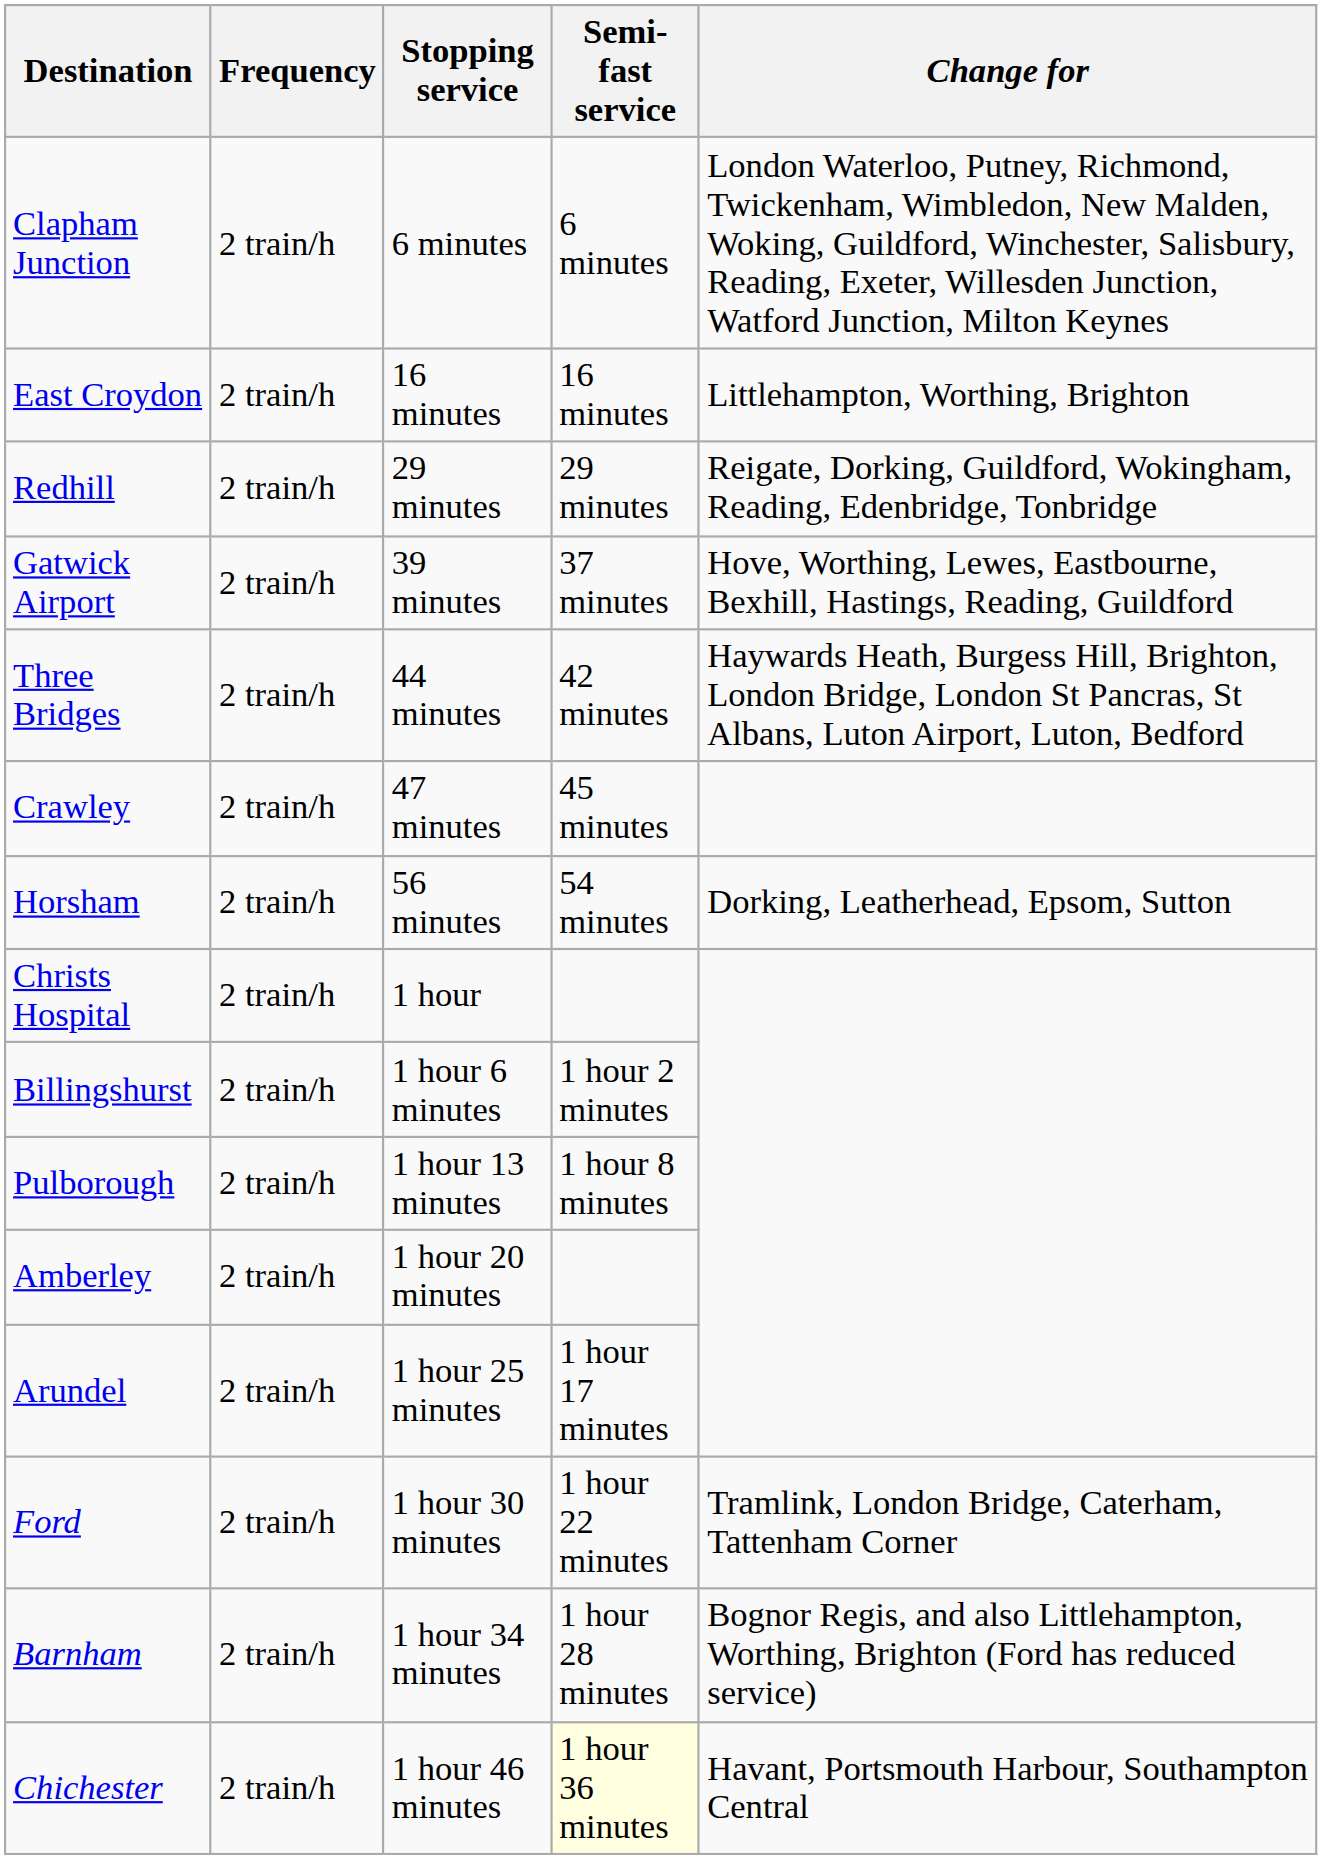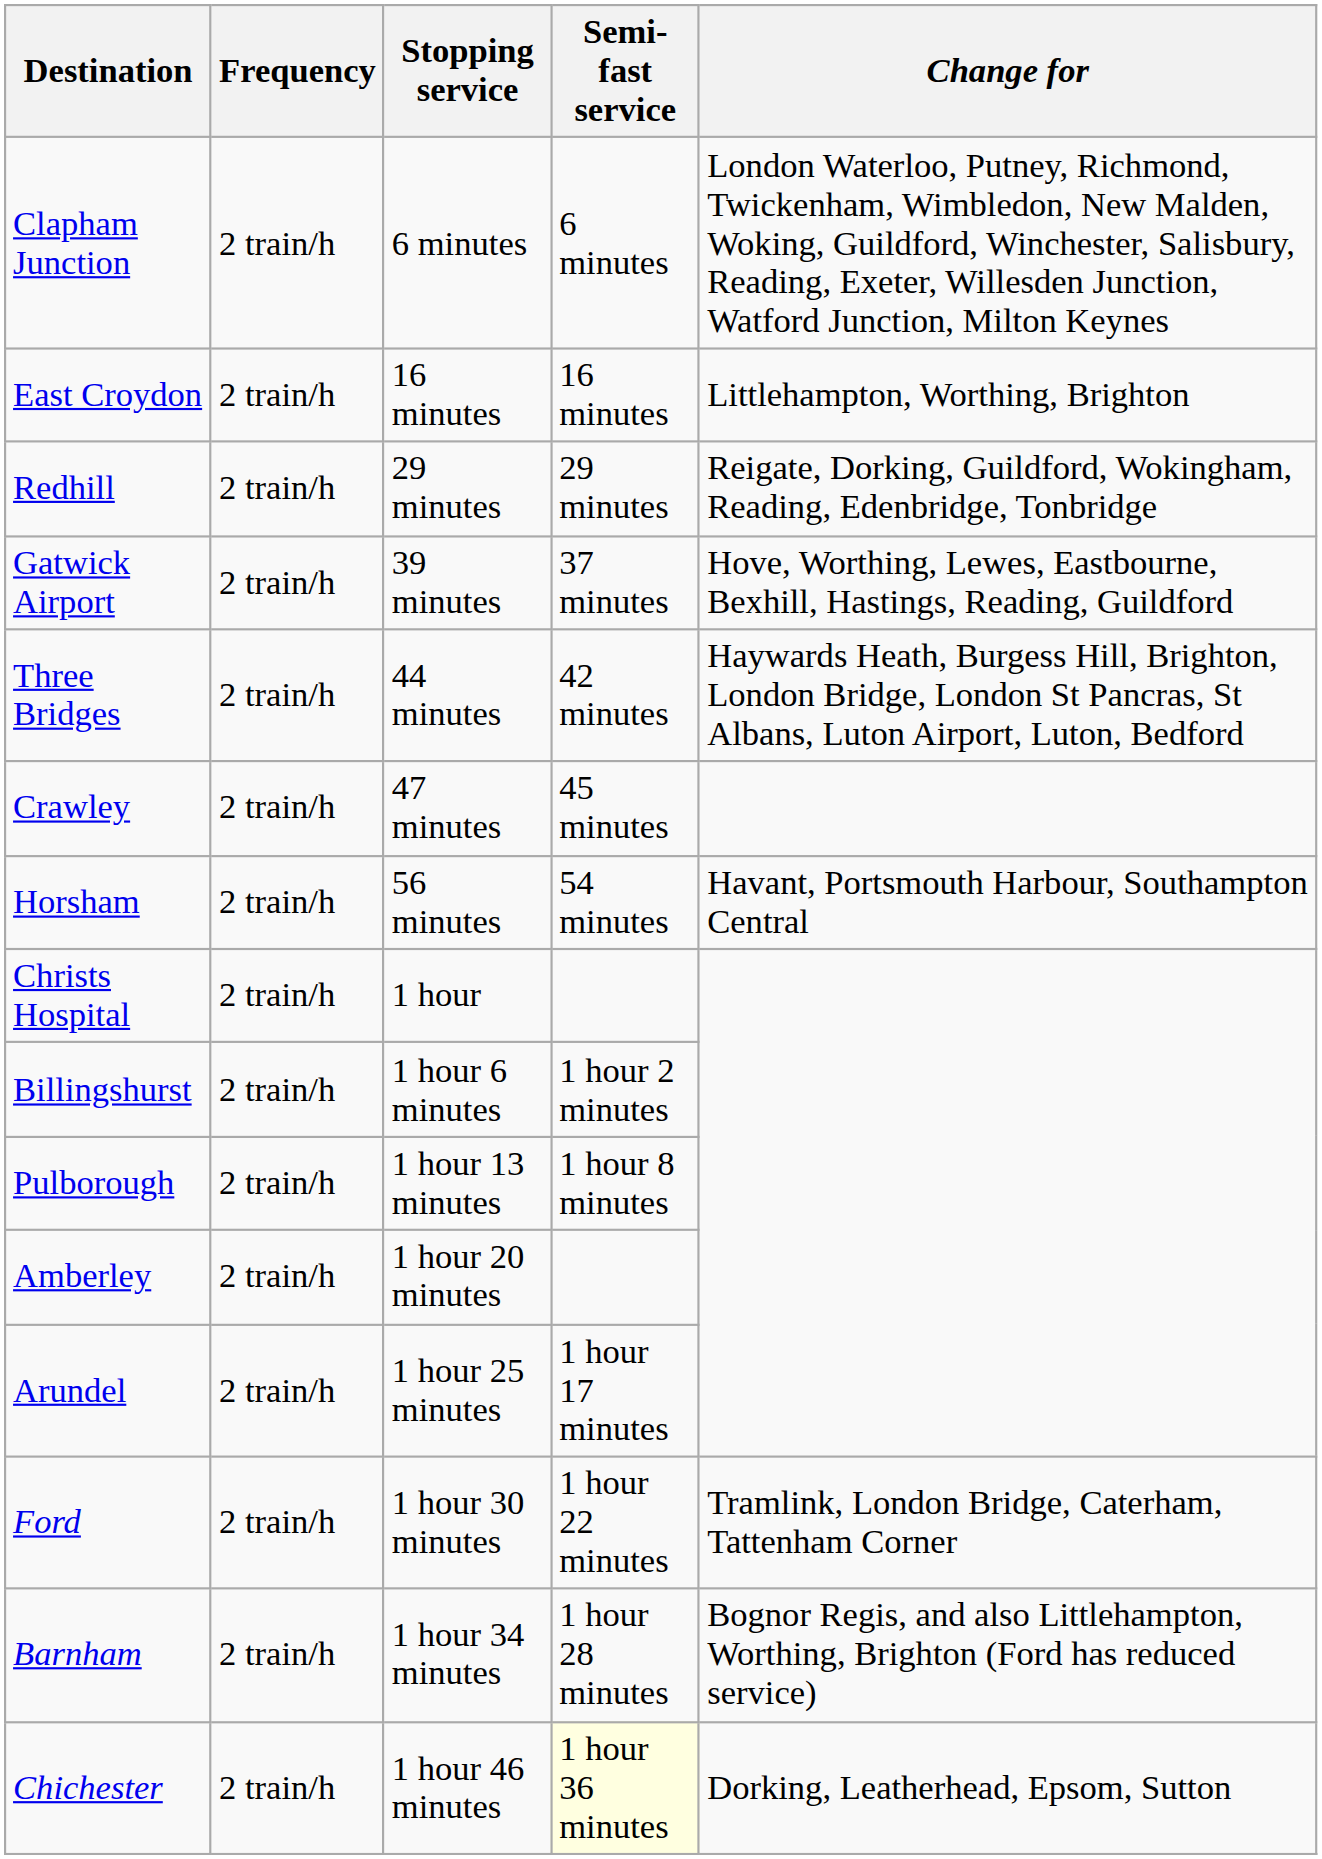(969, 901) Dorking, Leatherhead, Epsom, Sutton -> (1007, 901) Havant, Portsmouth Harbour, Southampton Central
(1007, 1787) Havant, Portsmouth Harbour, Southampton Central -> (969, 1787) Dorking, Leatherhead, Epsom, Sutton
